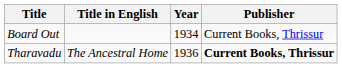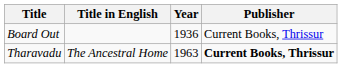(186, 33) 1934 -> (186, 33) 1936
(186, 53) 1936 -> (186, 53) 1963
